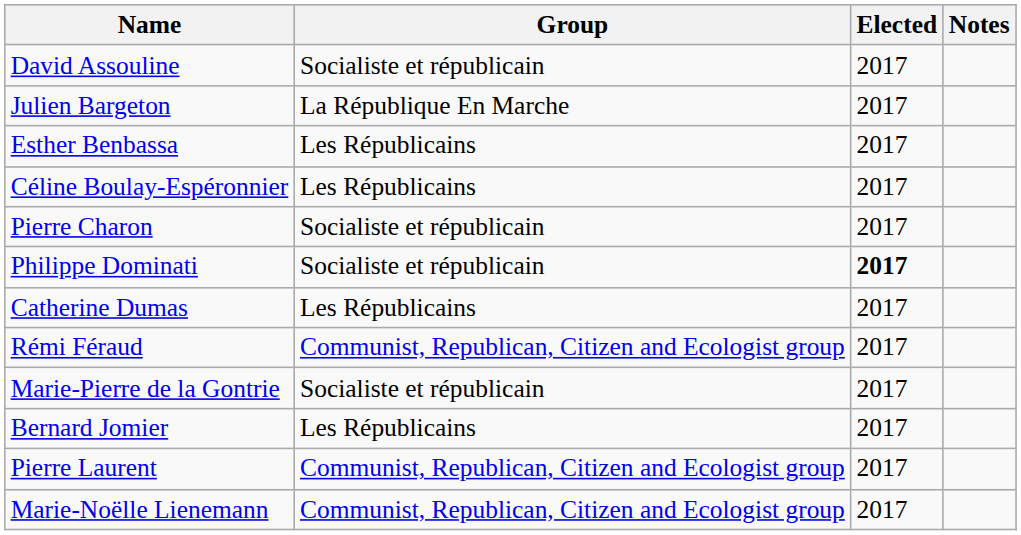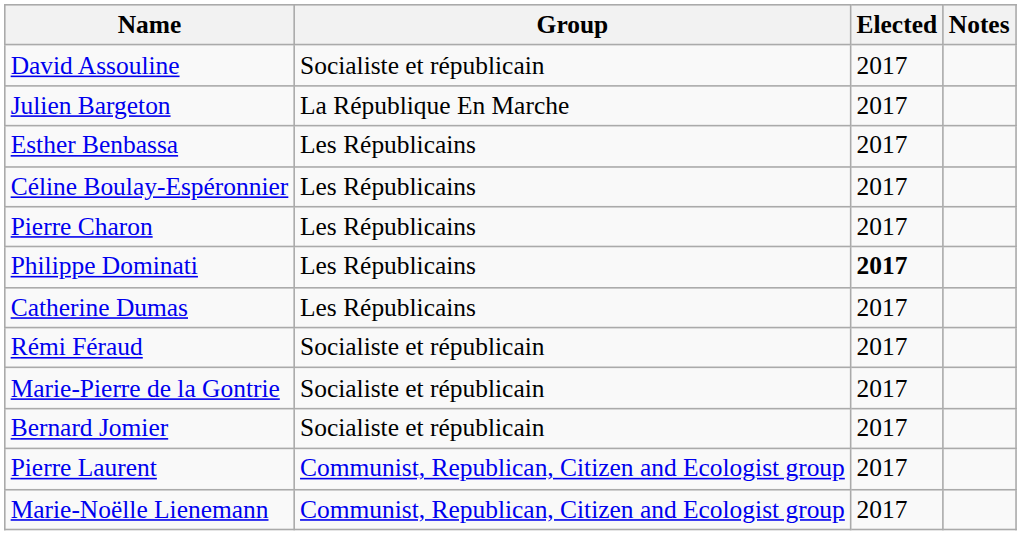(422, 226) Socialiste et républicain -> (388, 226) Les Républicains
(422, 266) Socialiste et républicain -> (388, 266) Les Républicains
(572, 347) Communist, Republican, Citizen and Ecologist group -> (422, 347) Socialiste et républicain
(388, 428) Les Républicains -> (422, 428) Socialiste et républicain
